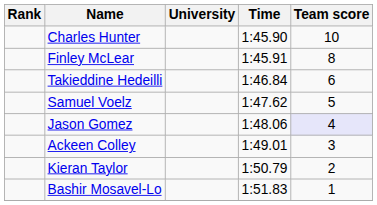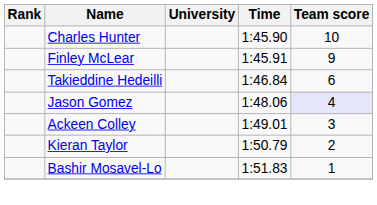(332, 59) 8 -> (332, 59) 9
- row: (90, 102)
